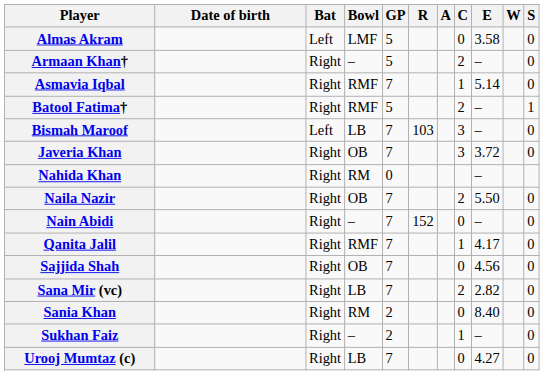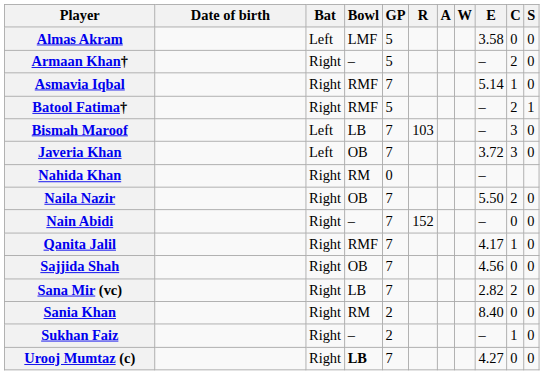columns swapped: (514, 15) <-> (463, 15)
(325, 152) Right -> (321, 152) Left
(357, 358) normal -> (357, 358) bold
